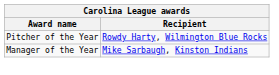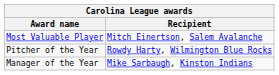+ row: (55, 37)
